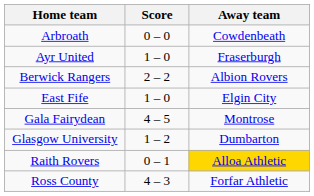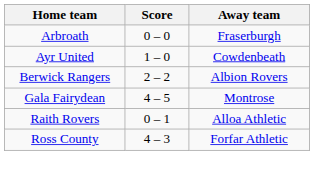(249, 35) Cowdenbeath -> (249, 35) Fraserburgh
(249, 56) Fraserburgh -> (249, 56) Cowdenbeath
- row: (65, 98)
- row: (65, 139)
(249, 160) gold background -> (249, 118) no background
